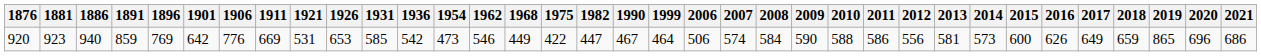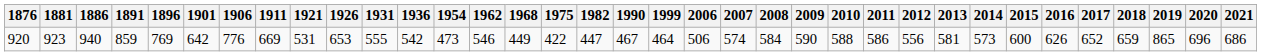(376, 39) 585 -> (376, 39) 555
(1092, 39) 649 -> (1092, 39) 652
